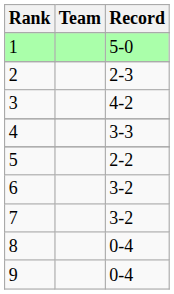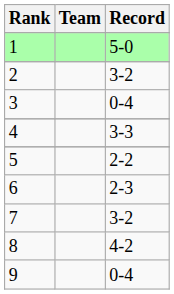(121, 75) 2-3 -> (121, 75) 3-2
(121, 103) 4-2 -> (121, 103) 0-4
(121, 189) 3-2 -> (121, 189) 2-3
(121, 246) 0-4 -> (121, 246) 4-2
